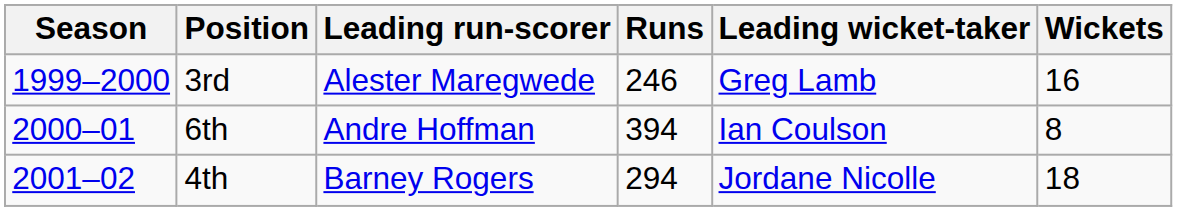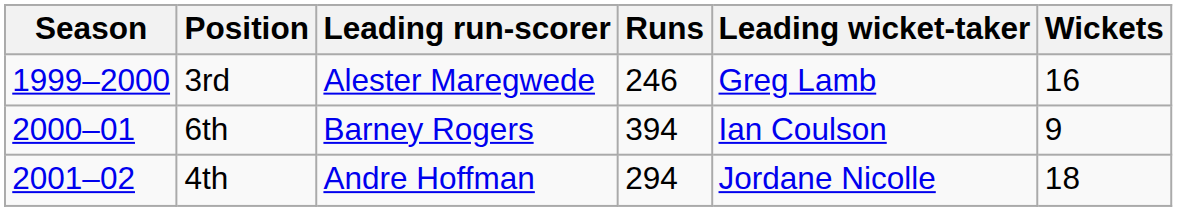(429, 129) Andre Hoffman -> (429, 129) Barney Rogers
(1054, 129) 8 -> (1054, 129) 9
(429, 179) Barney Rogers -> (429, 179) Andre Hoffman
